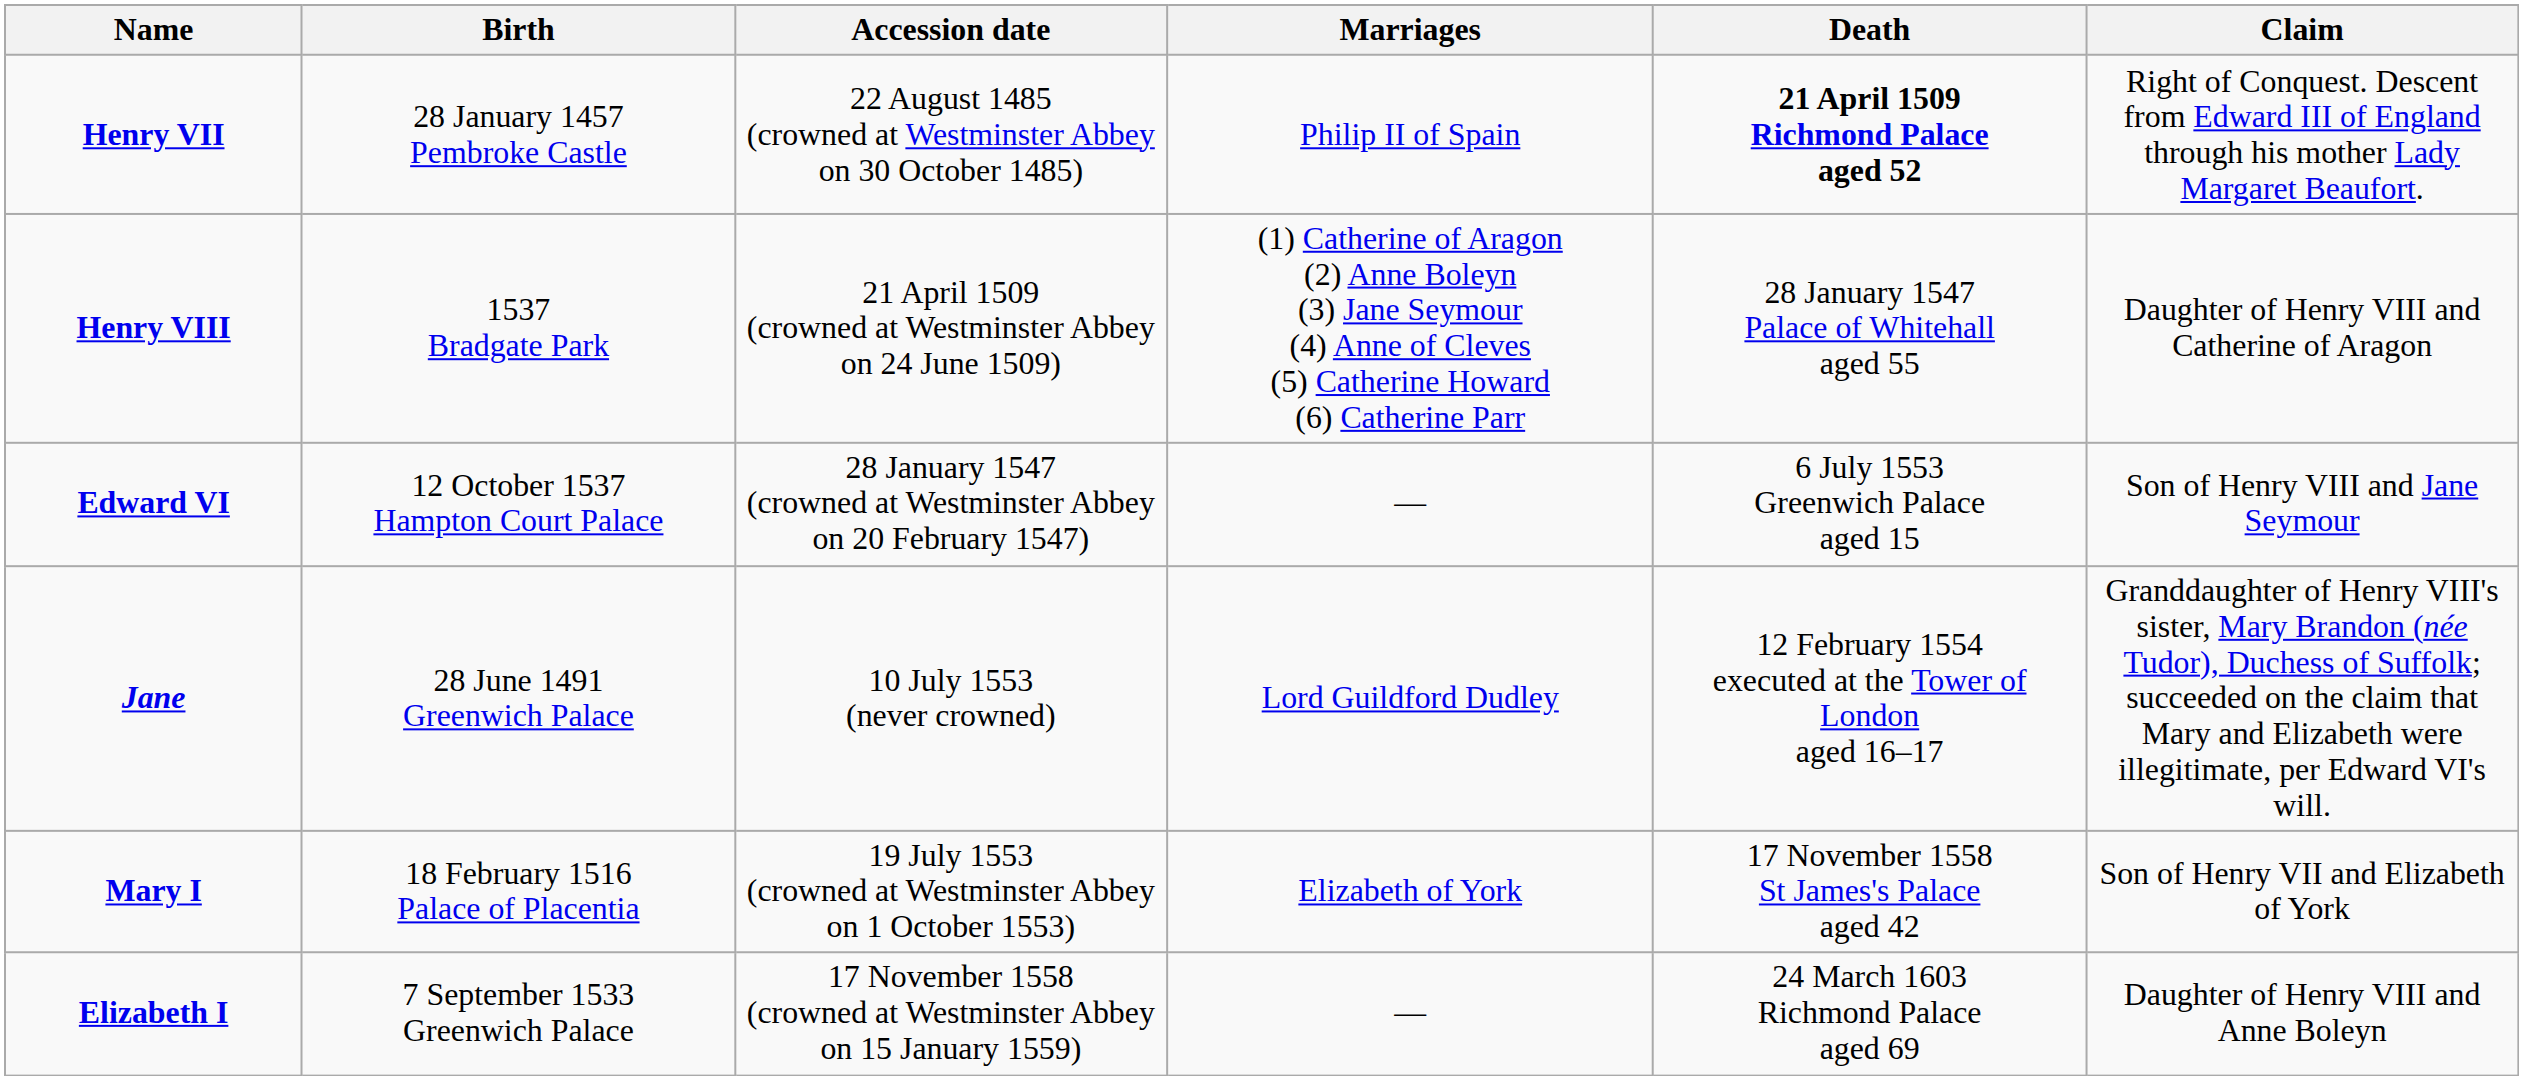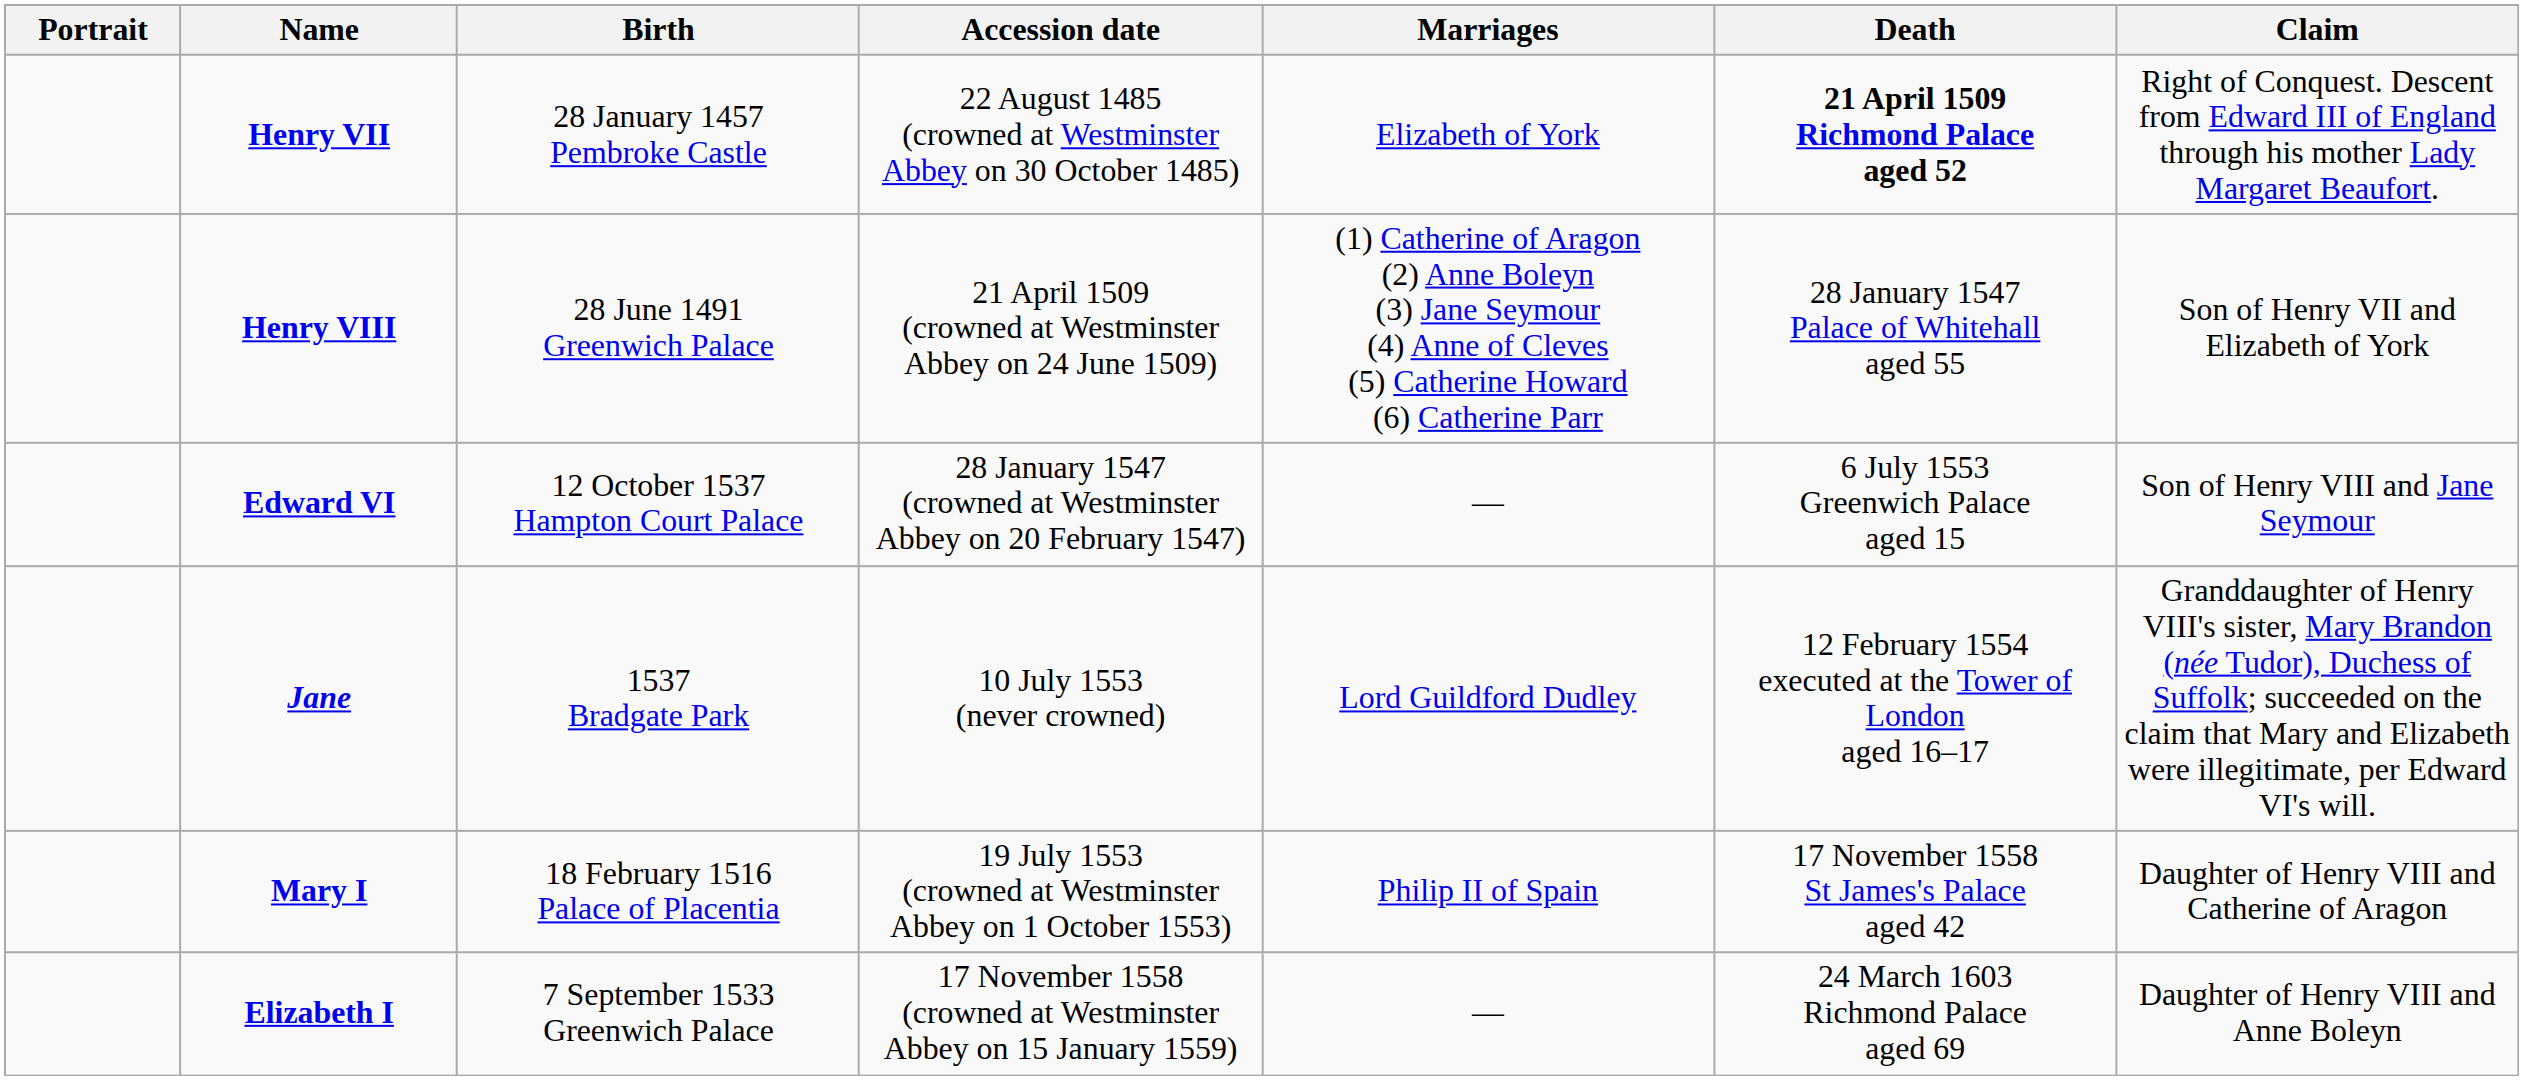+ column: (93, 29)
(1410, 133) Philip II of Spain -> (1488, 133) Elizabeth of York
(518, 327) 1537 Bradgate Park -> (658, 327) 28 June 1491 Greenwich Palace
(2302, 327) Daughter of Henry VIII and Catherine of Aragon -> (2317, 327) Son of Henry VII and Elizabeth of York
(518, 697) 28 June 1491 Greenwich Palace -> (659, 697) 1537 Bradgate Park
(1410, 891) Elizabeth of York -> (1488, 891) Philip II of Spain
(2302, 891) Son of Henry VII and Elizabeth of York -> (2317, 891) Daughter of Henry VIII and Catherine of Aragon
